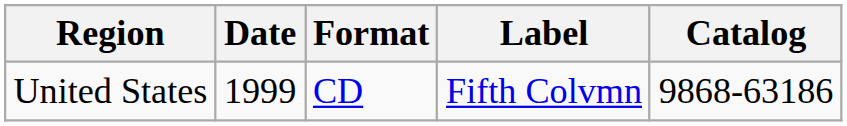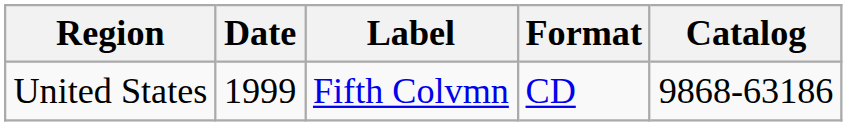columns swapped: (544, 33) <-> (371, 33)
